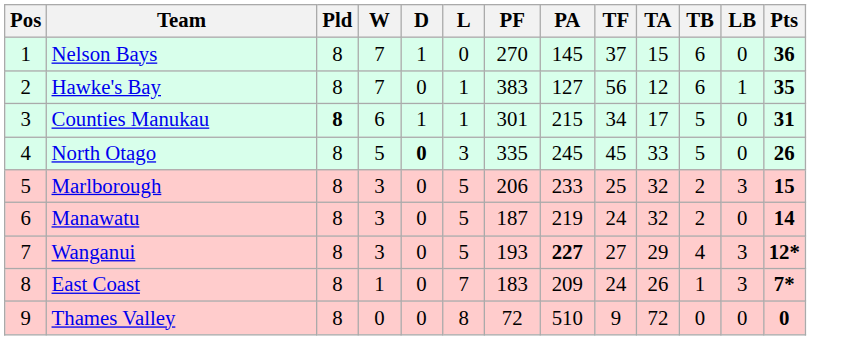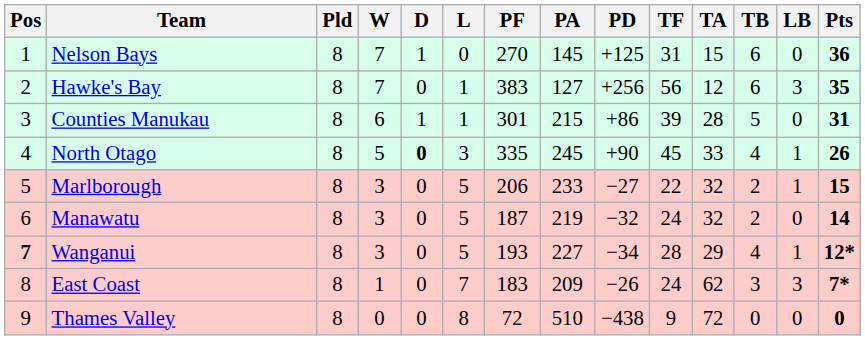+ column: (622, 20)
(616, 53) 37 -> (671, 53) 31
(742, 86) 1 -> (797, 86) 3
(337, 119) bold -> (337, 119) normal
(616, 119) 34 -> (671, 119) 39
(658, 119) 17 -> (713, 119) 28
(700, 152) 5 -> (755, 152) 4
(742, 152) 0 -> (797, 152) 1
(616, 185) 25 -> (671, 185) 22
(742, 185) 3 -> (797, 185) 1
(26, 251) normal -> (26, 251) bold
(567, 251) bold -> (567, 251) normal
(616, 251) 27 -> (671, 251) 28
(742, 251) 3 -> (797, 251) 1
(658, 284) 26 -> (713, 284) 62
(700, 284) 1 -> (755, 284) 3
